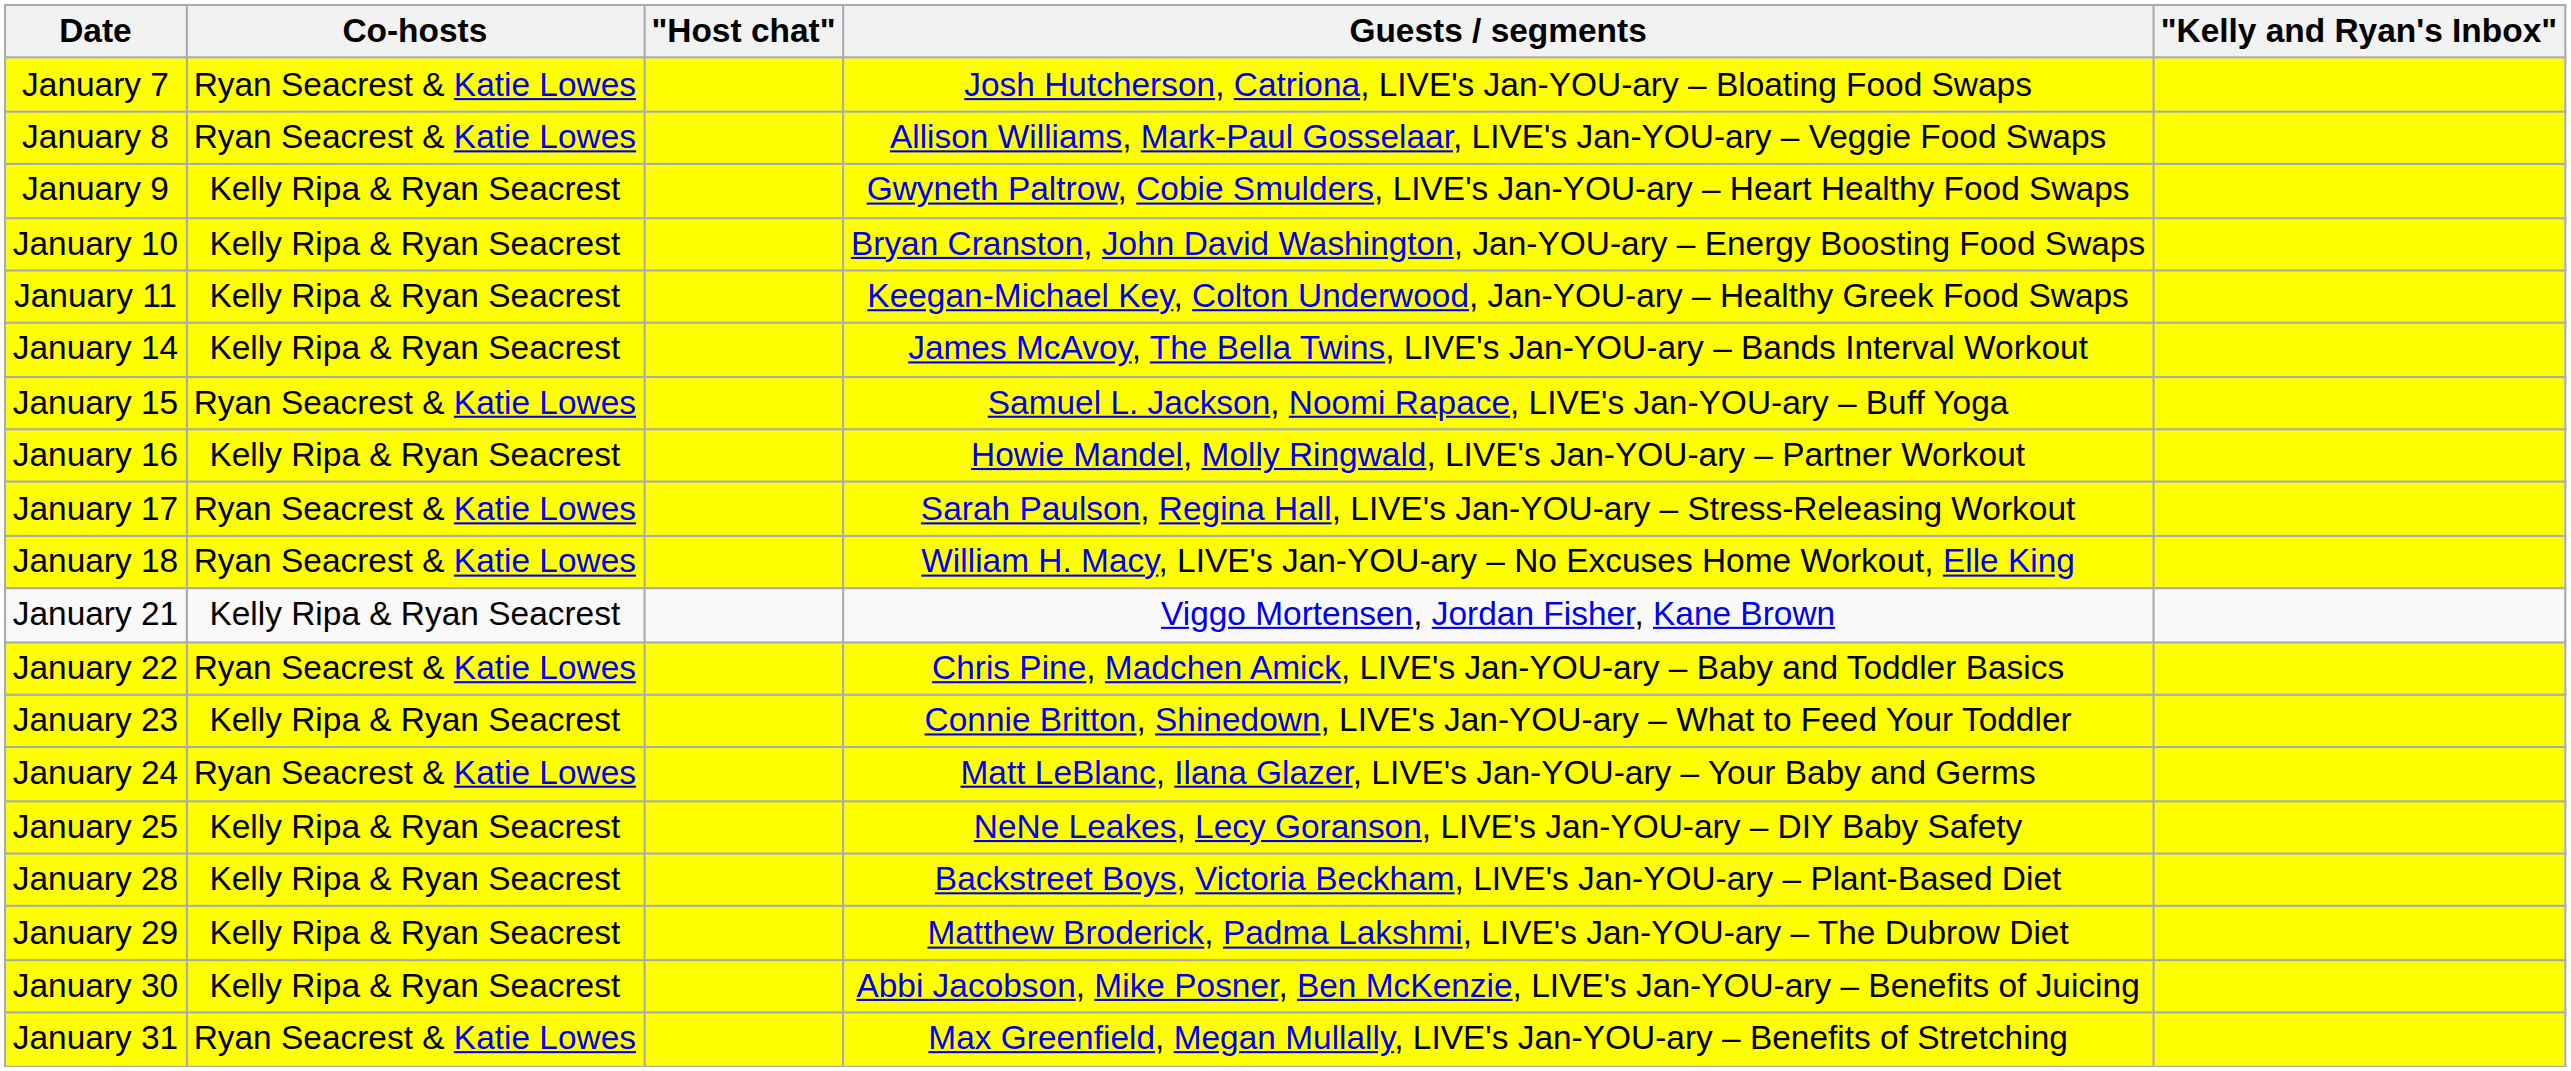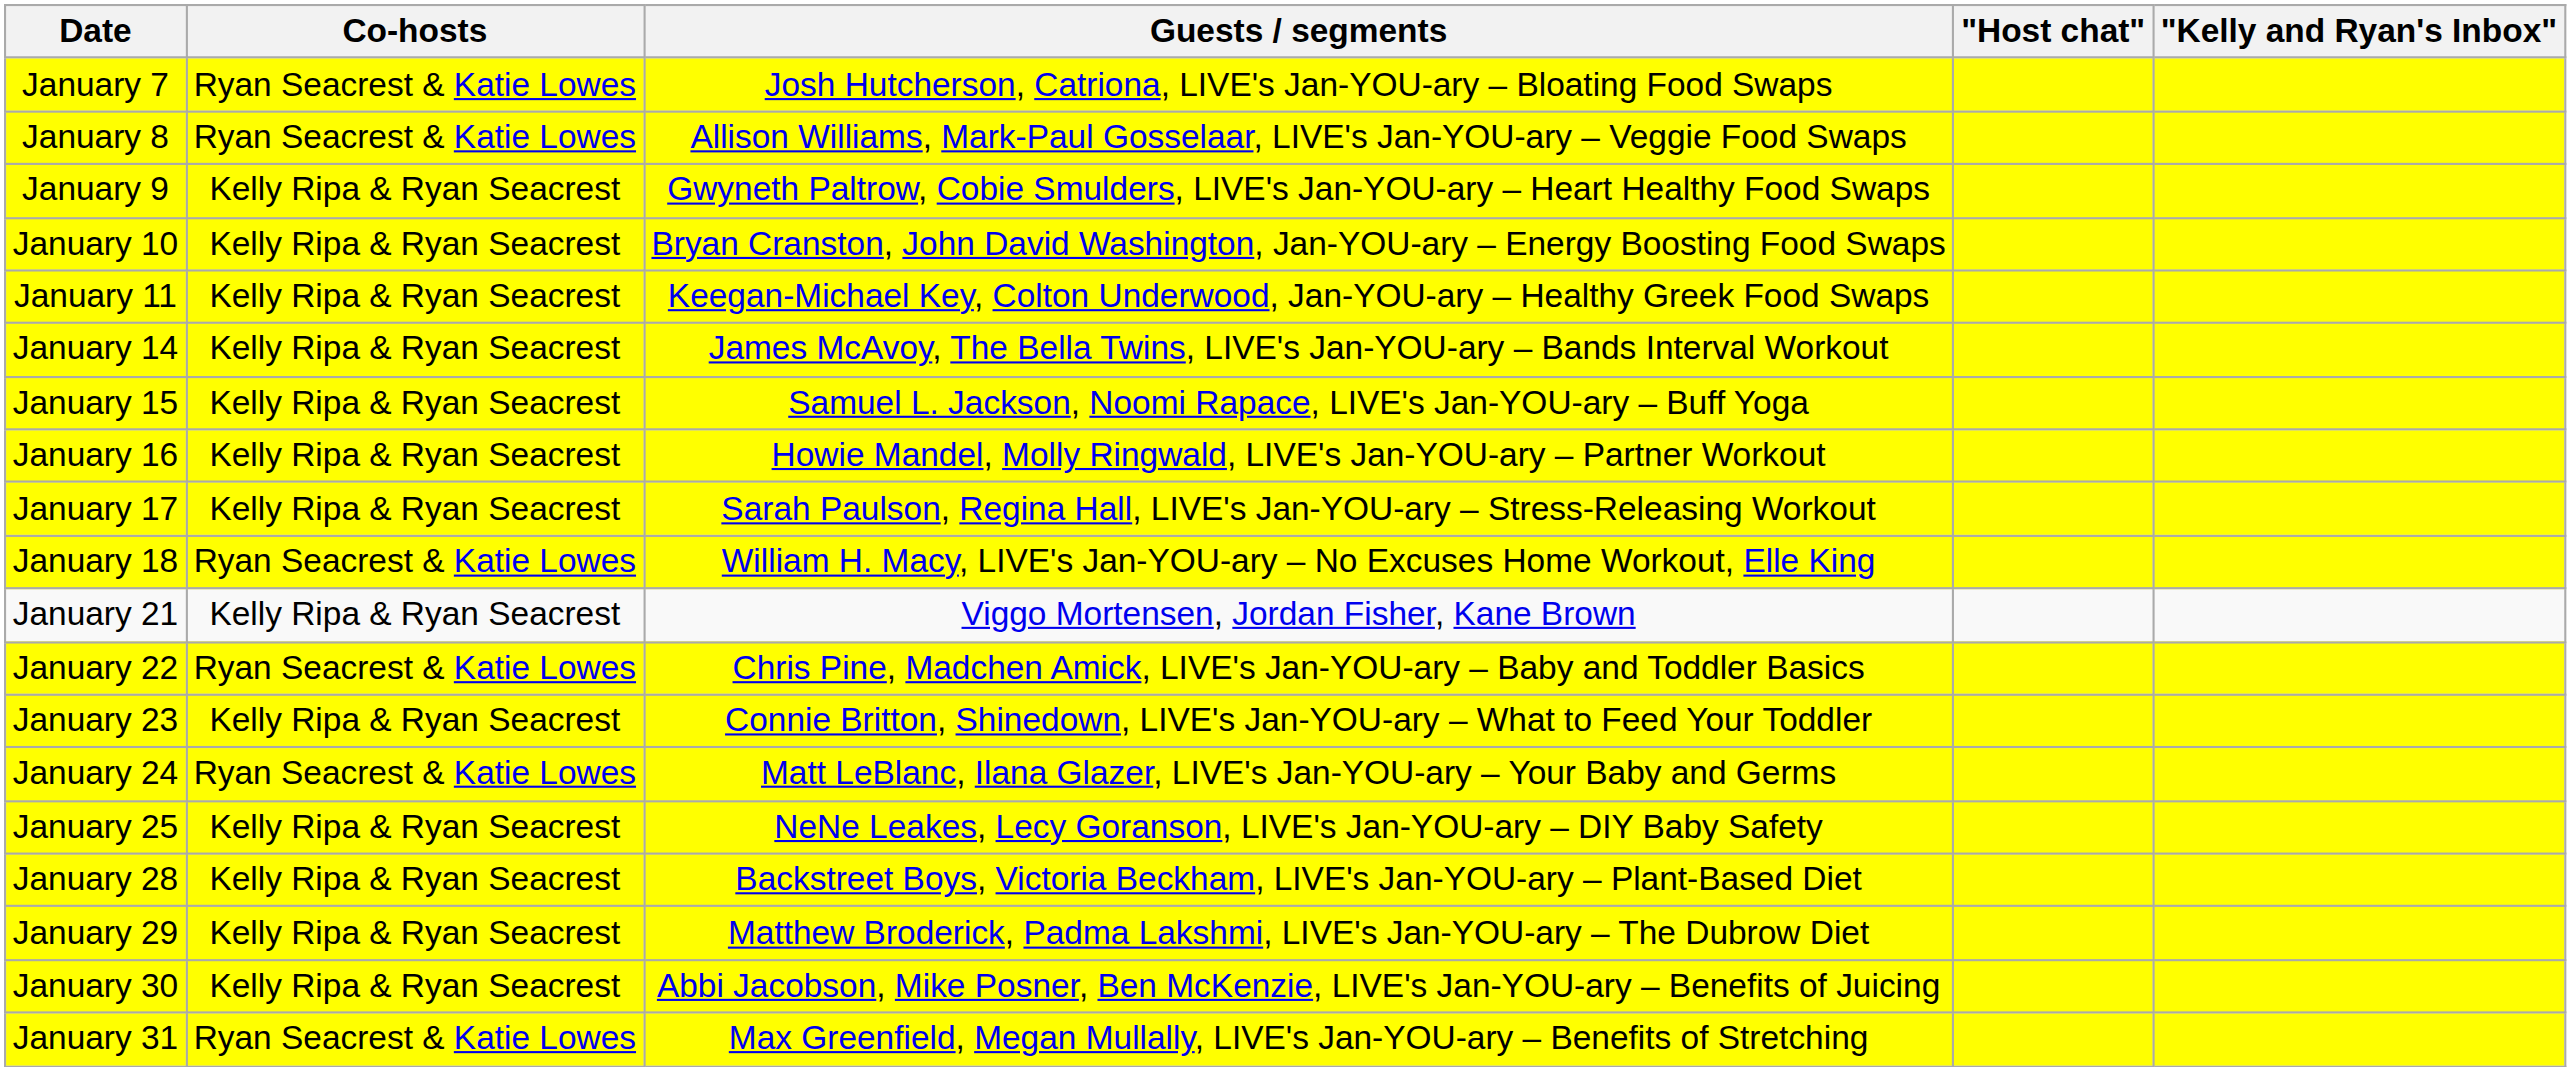columns swapped: (743, 31) <-> (1498, 31)
(415, 402) Ryan Seacrest & Katie Lowes -> (415, 402) Kelly Ripa & Ryan Seacrest
(415, 508) Ryan Seacrest & Katie Lowes -> (415, 508) Kelly Ripa & Ryan Seacrest
